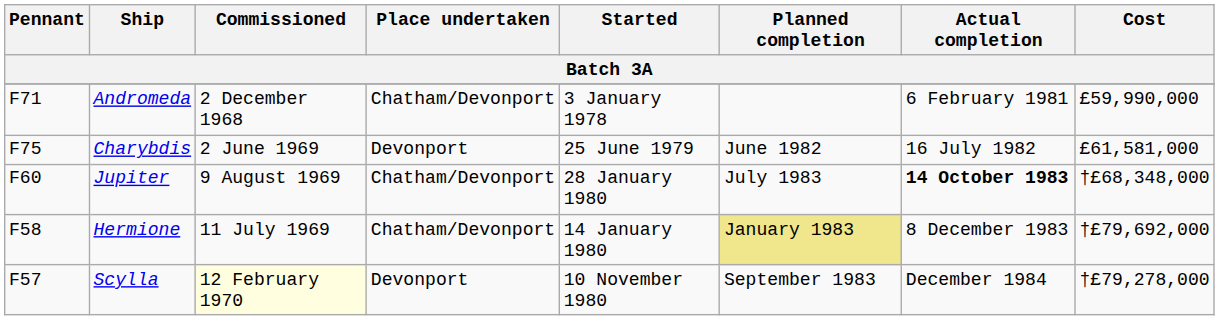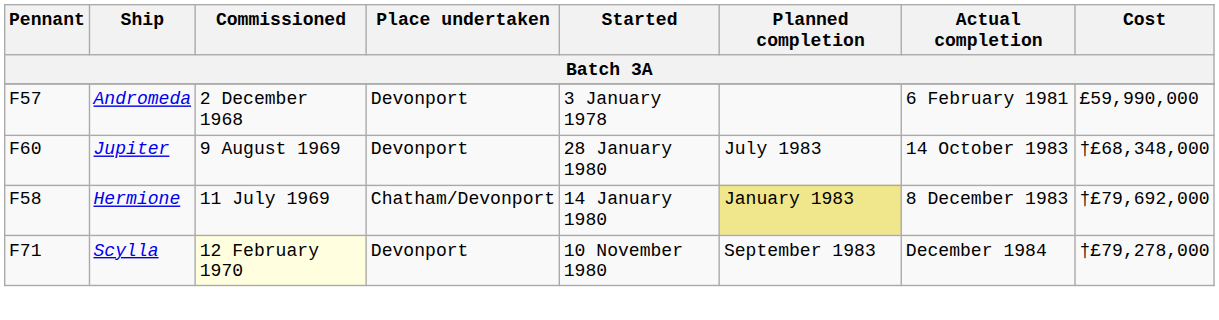(25, 99) F71 -> (25, 99) F57
(463, 99) Chatham/Devonport -> (420, 99) Devonport
- row: (142, 149)
(463, 179) Chatham/Devonport -> (420, 149) Devonport
(987, 179) bold -> (987, 149) normal
(25, 280) F57 -> (25, 250) F71
